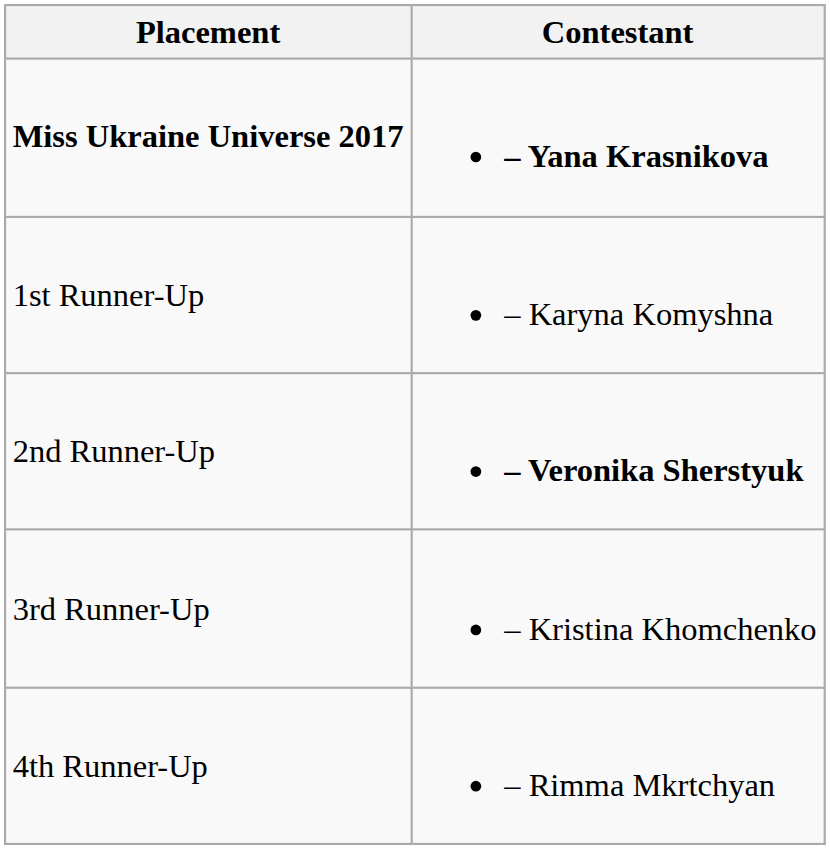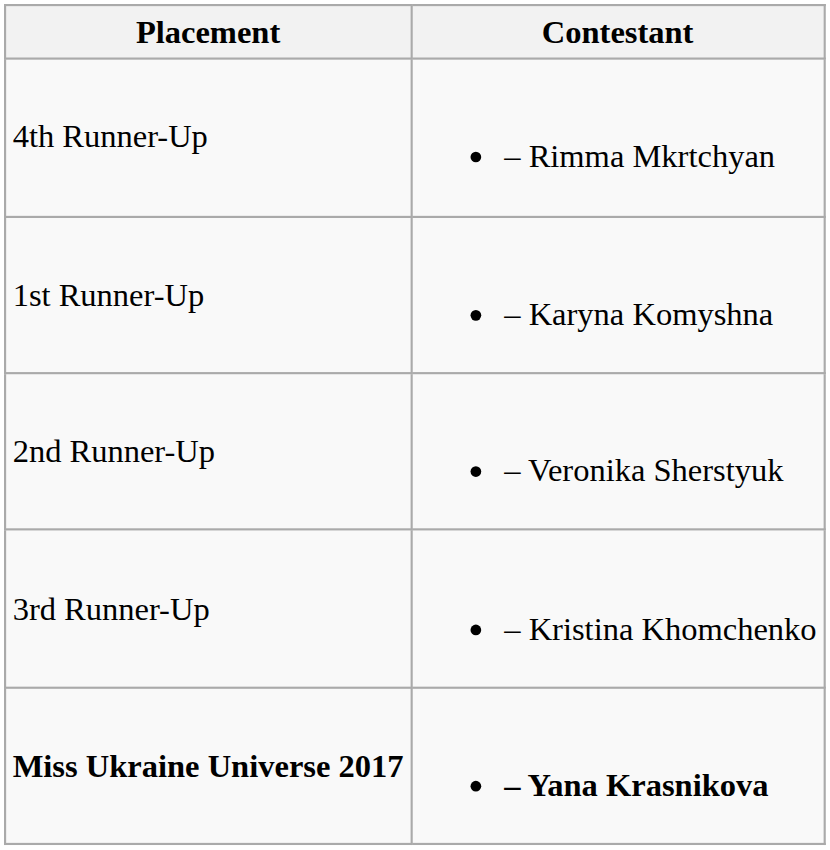rows swapped: (208, 136) <-> (110, 765)
(618, 471) bold -> (618, 471) normal
